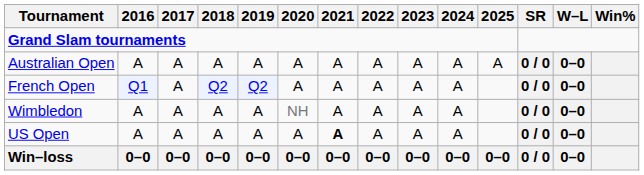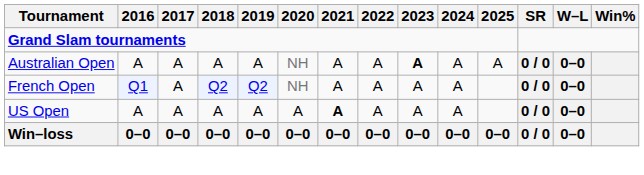(298, 63) A -> (298, 63) NH
(418, 63) normal -> (418, 63) bold
(298, 87) A -> (298, 87) NH
- row: (45, 110)
